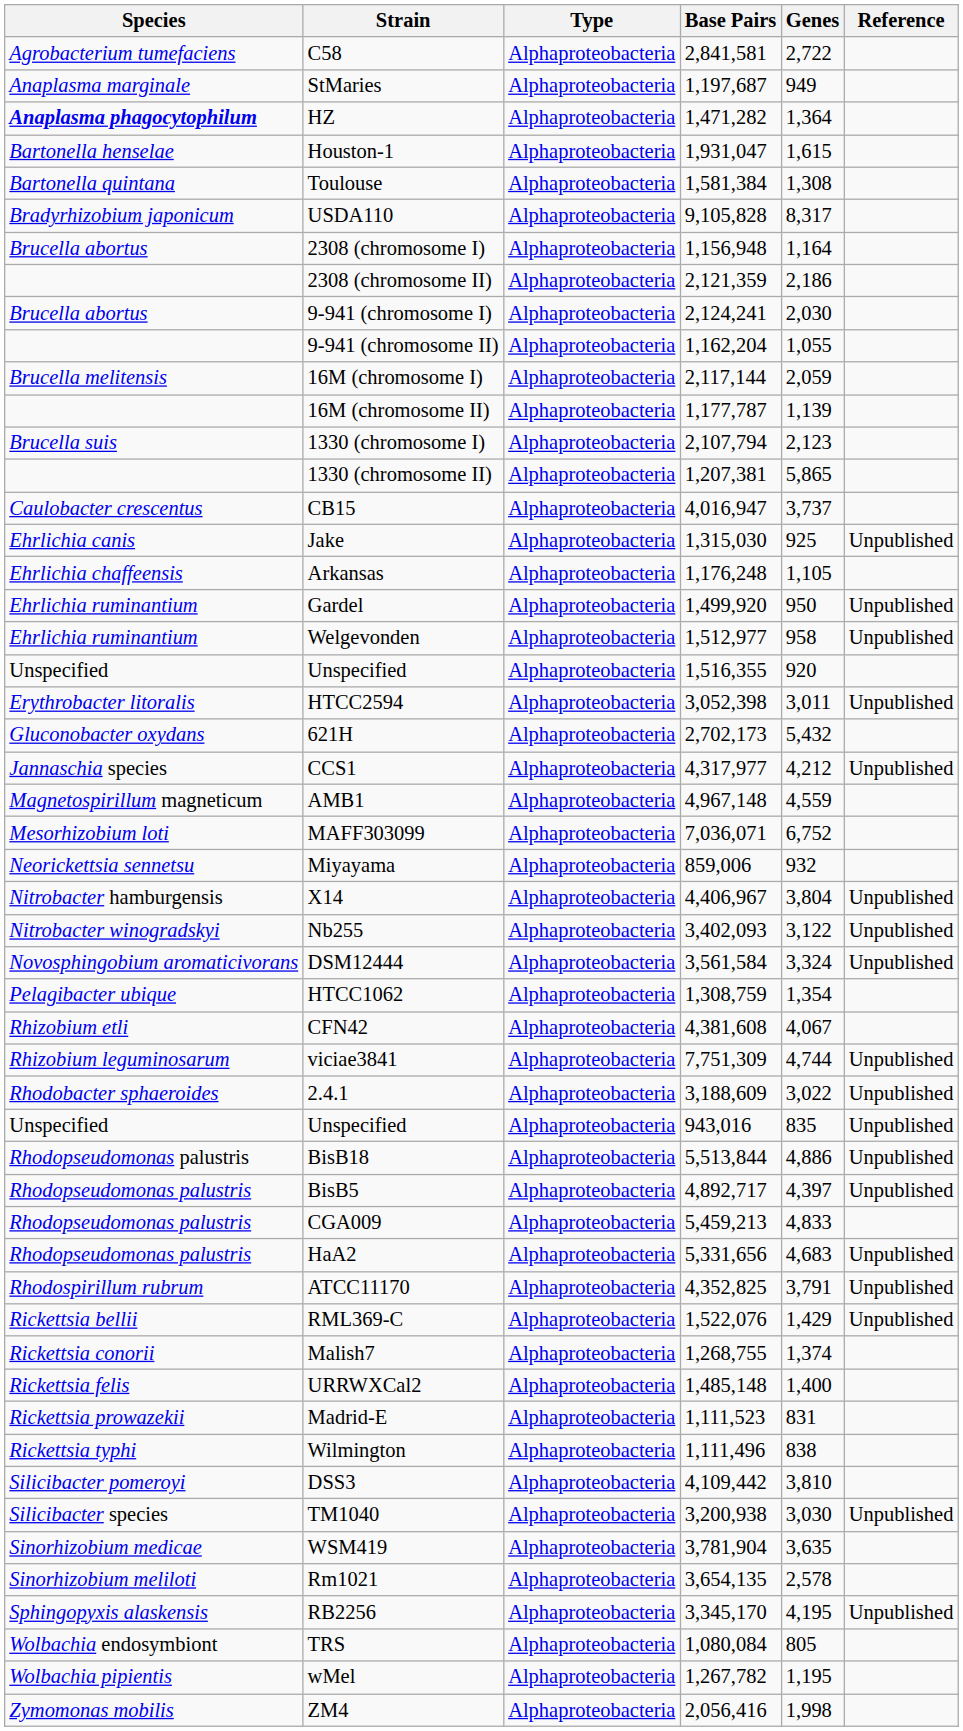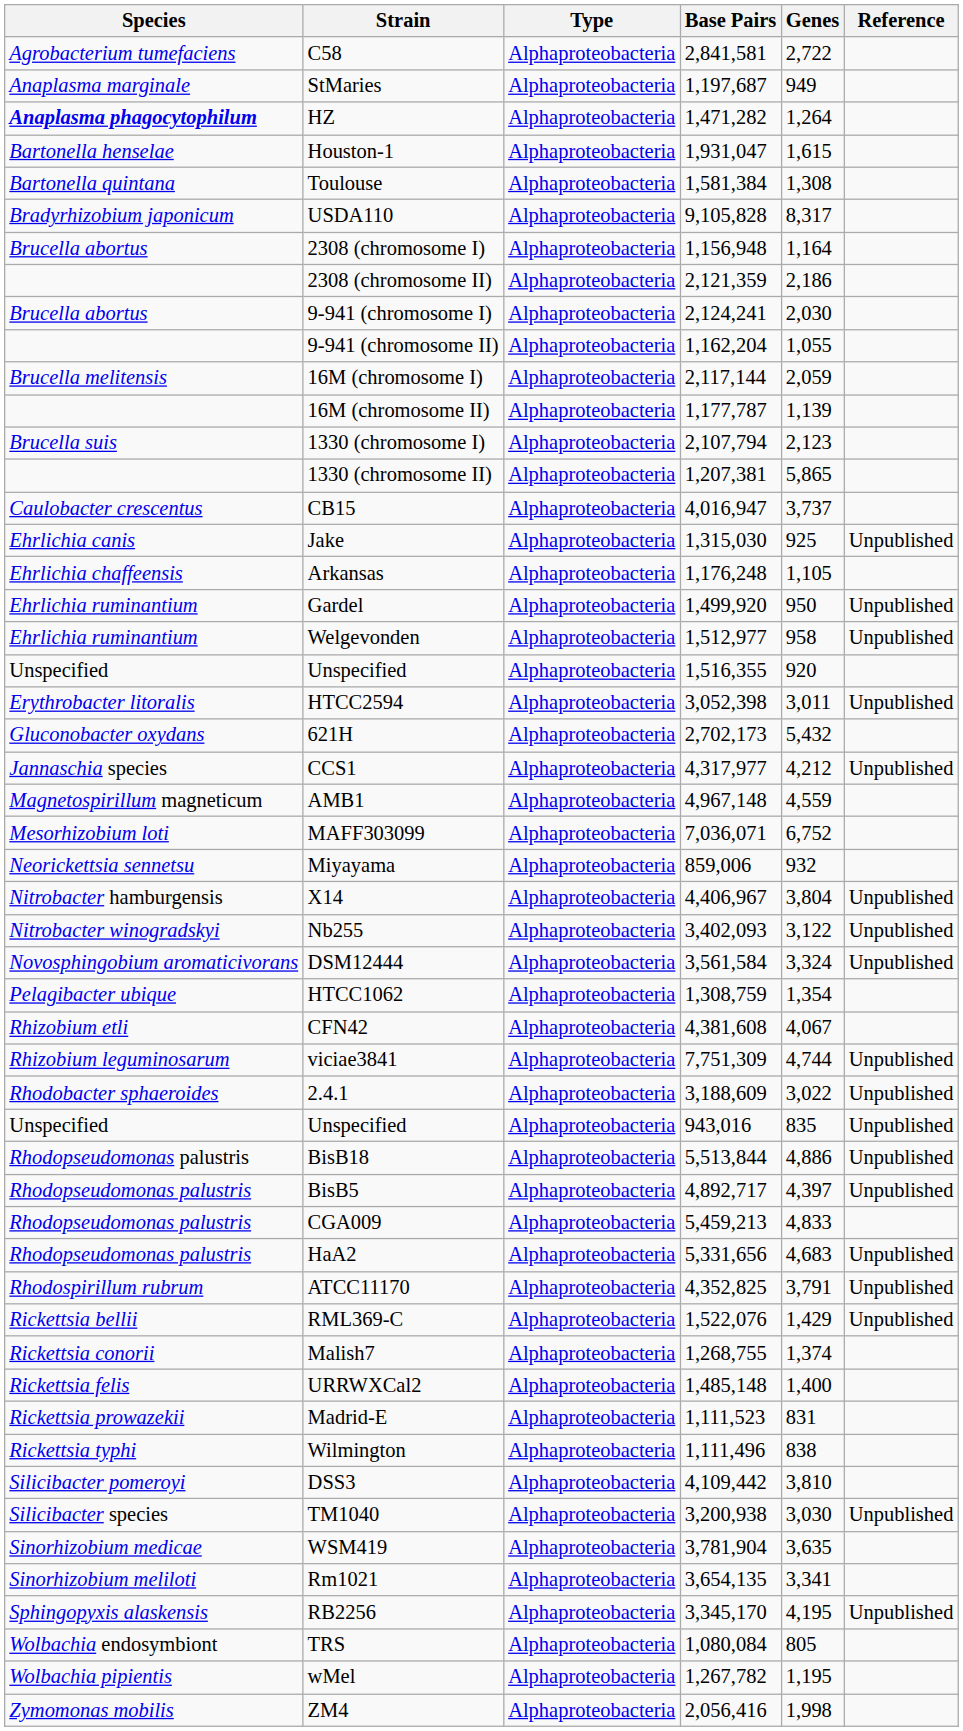(809, 118) 1,364 -> (809, 118) 1,264
(809, 1579) 2,578 -> (809, 1579) 3,341
